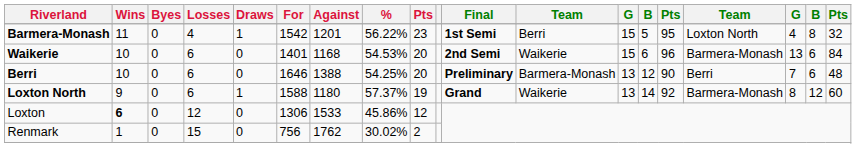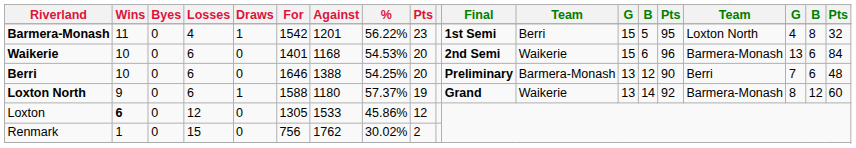(293, 113) 1306 -> (293, 113) 1305
